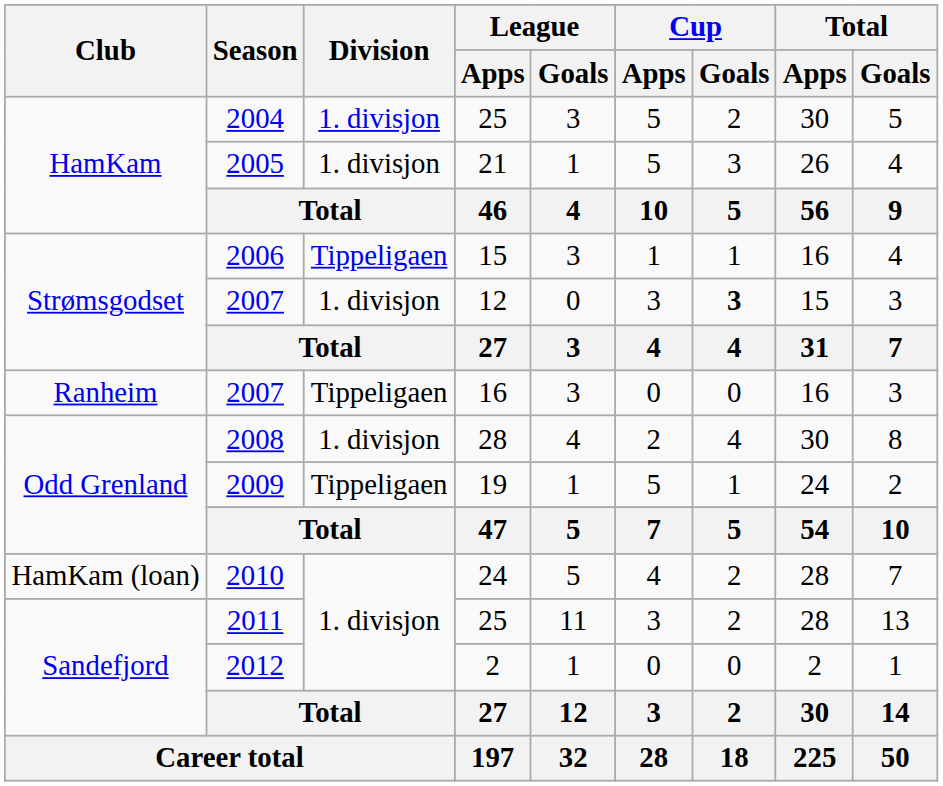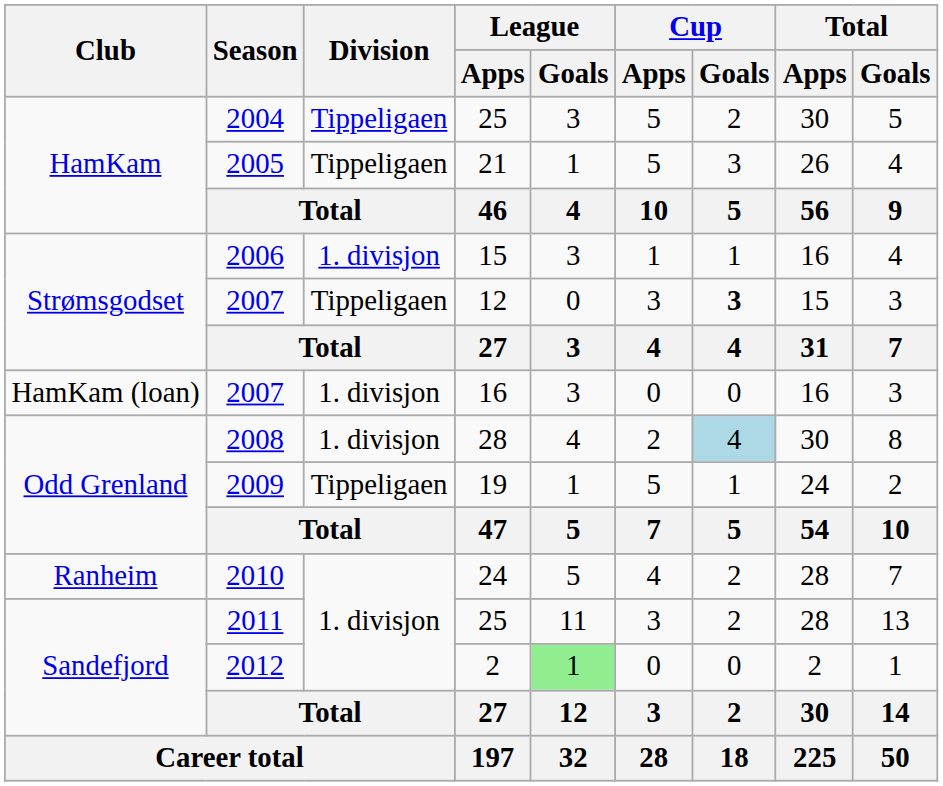(379, 118) 1. divisjon -> (379, 118) Tippeligaen
(379, 164) 1. divisjon -> (379, 164) Tippeligaen
(379, 255) Tippeligaen -> (379, 255) 1. divisjon
(379, 301) 1. divisjon -> (379, 301) Tippeligaen
(105, 392) Ranheim -> (106, 392) HamKam (loan)
(379, 392) Tippeligaen -> (379, 392) 1. divisjon
(734, 438) no background -> (734, 438) lightblue background
(106, 575) HamKam (loan) -> (105, 575) Ranheim
(573, 666) no background -> (573, 666) lightgreen background
